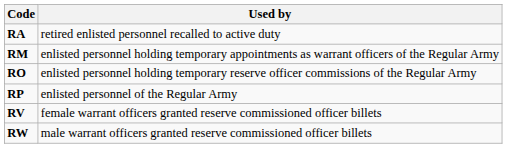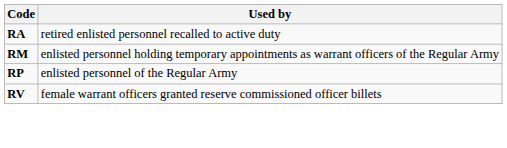- row: (17, 73)
- row: (18, 133)
